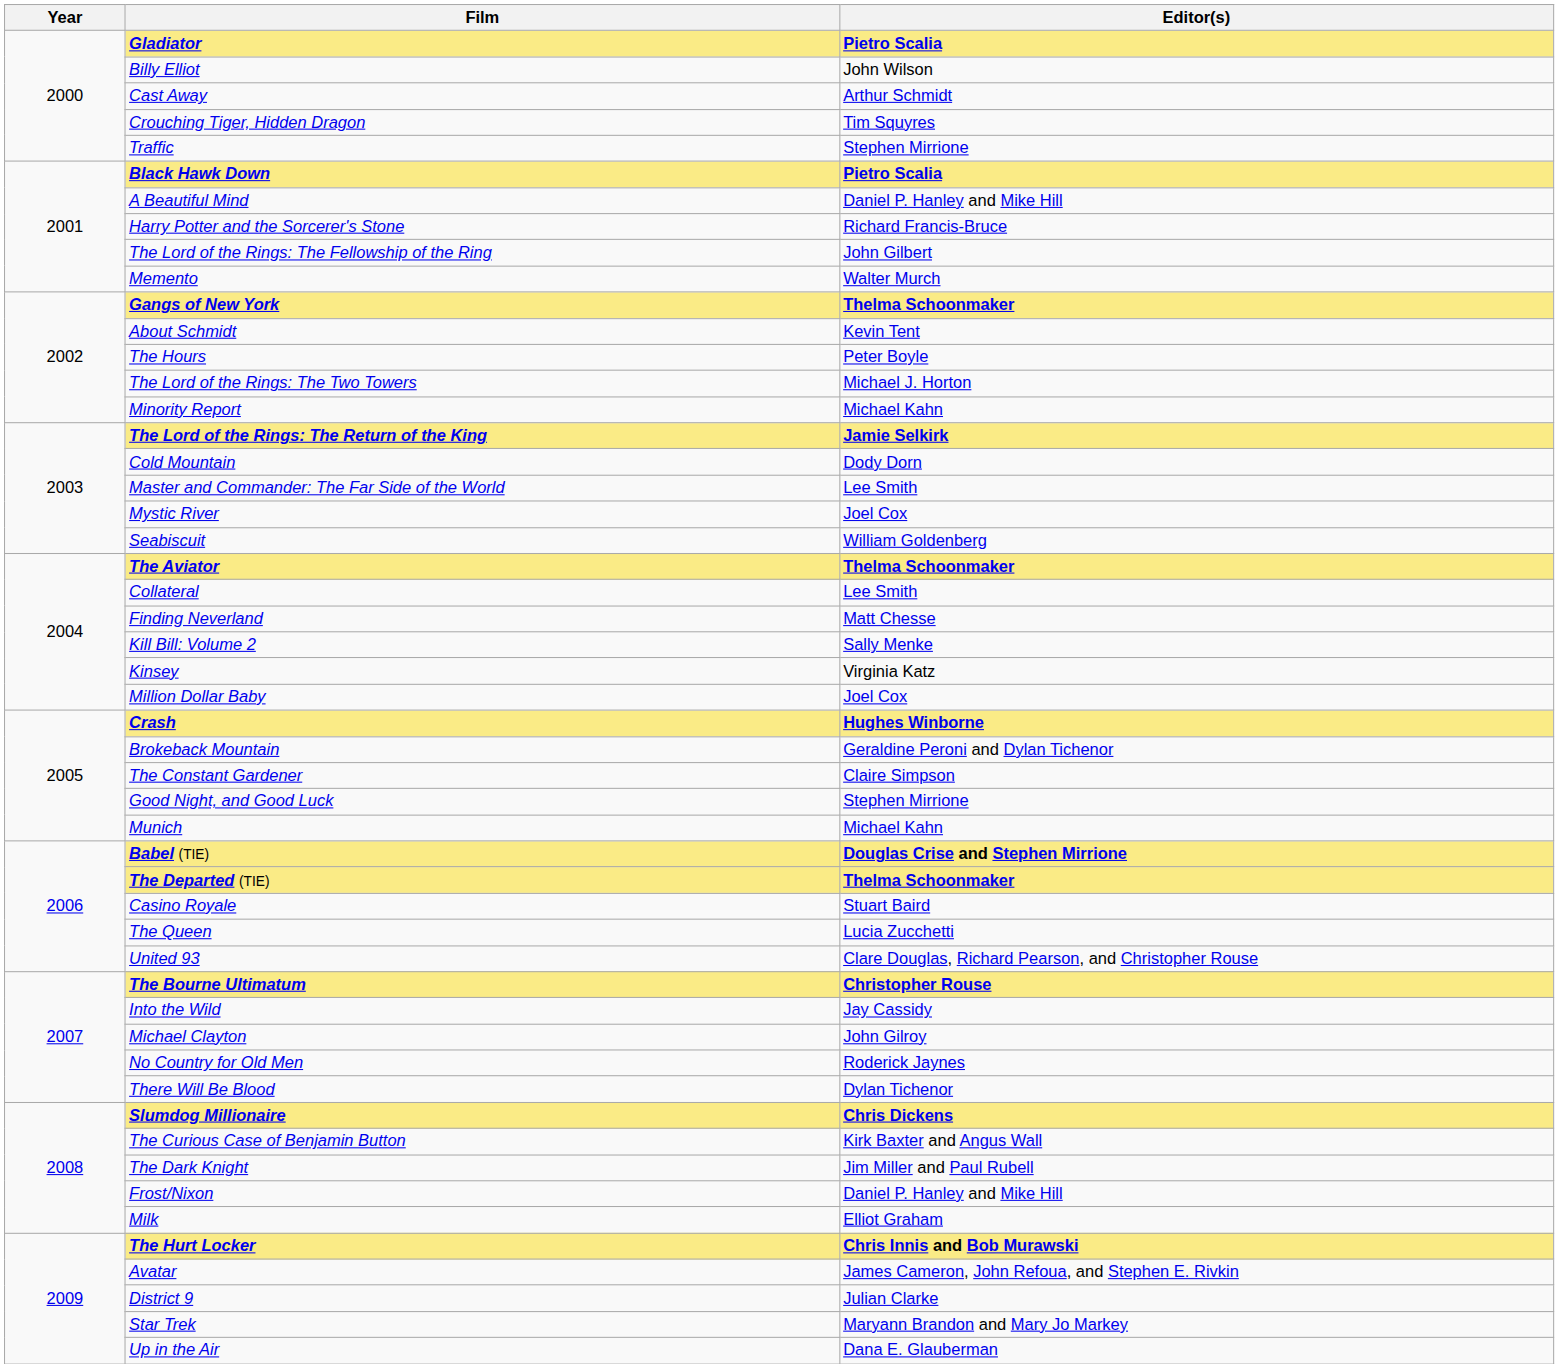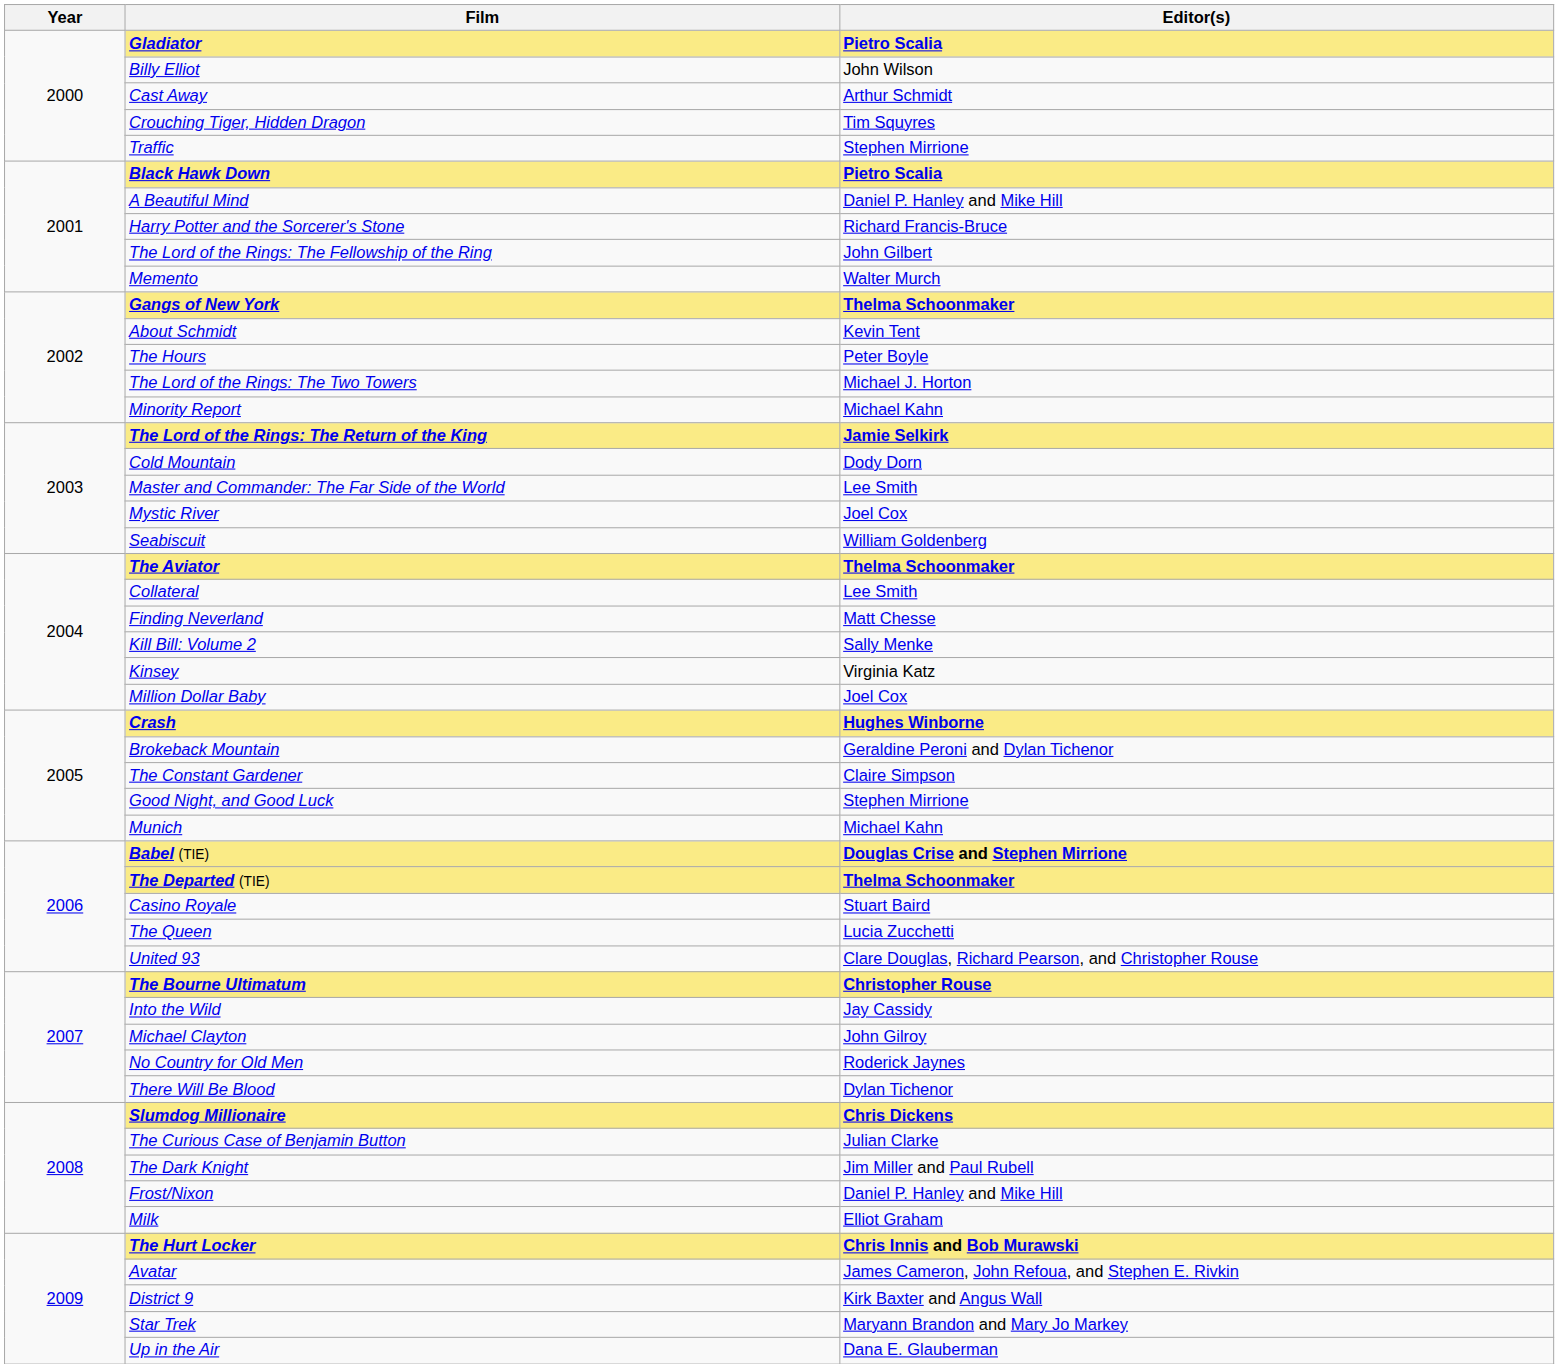(943, 1141) Kirk Baxter and Angus Wall -> (891, 1141) Julian Clarke
(891, 1298) Julian Clarke -> (943, 1298) Kirk Baxter and Angus Wall
